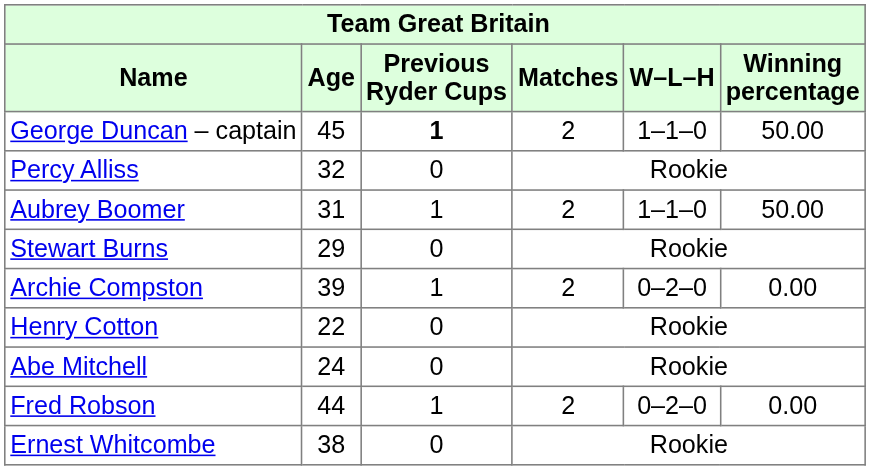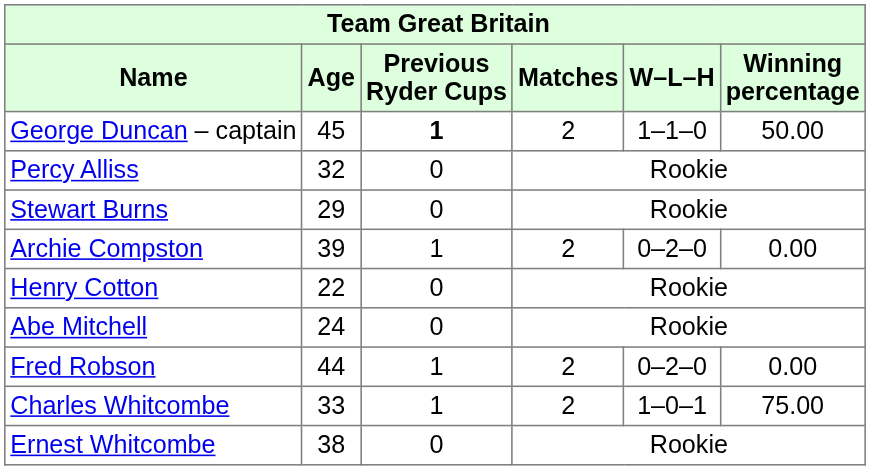- row: (98, 209)
+ row: (120, 405)
